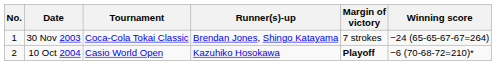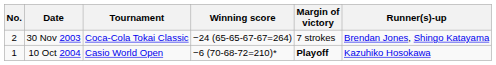columns swapped: (440, 17) <-> (266, 17)
(14, 38) 1 -> (14, 38) 2
(14, 53) 2 -> (14, 53) 1
